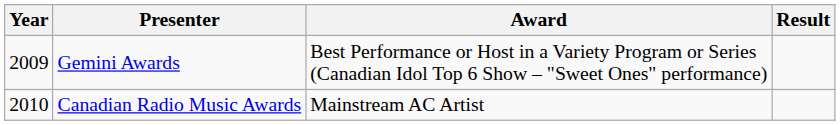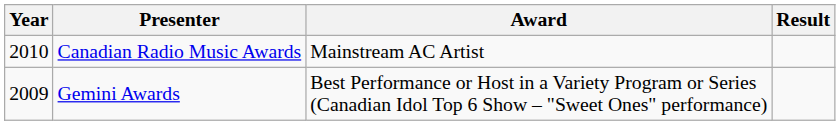rows swapped: (119, 62) <-> (179, 104)
